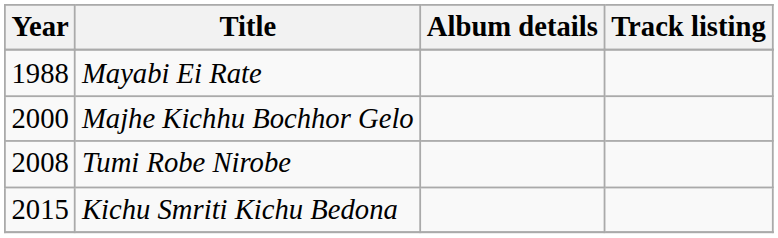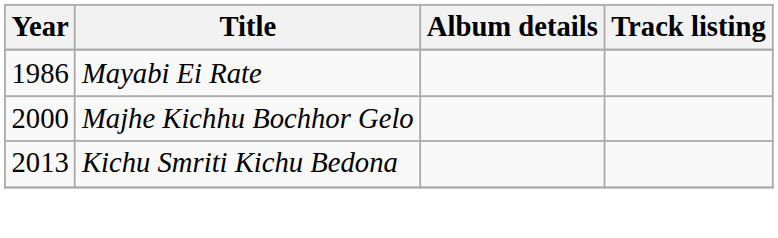(40, 72) 1988 -> (40, 72) 1986
- row: (186, 163)
(40, 208) 2015 -> (40, 163) 2013
